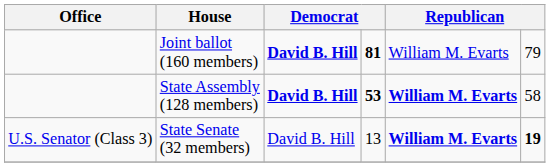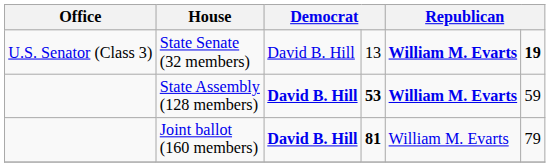rows swapped: (205, 139) <-> (209, 52)
(533, 95) 58 -> (533, 95) 59
